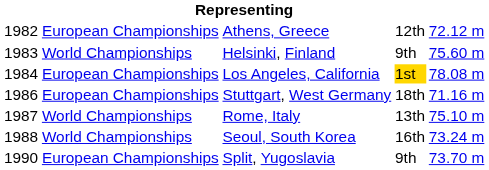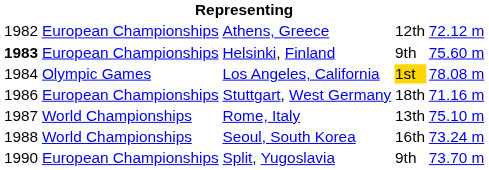(21, 52) normal -> (21, 52) bold
(117, 52) World Championships -> (130, 52) European Championships
(130, 73) European Championships -> (97, 73) Olympic Games
